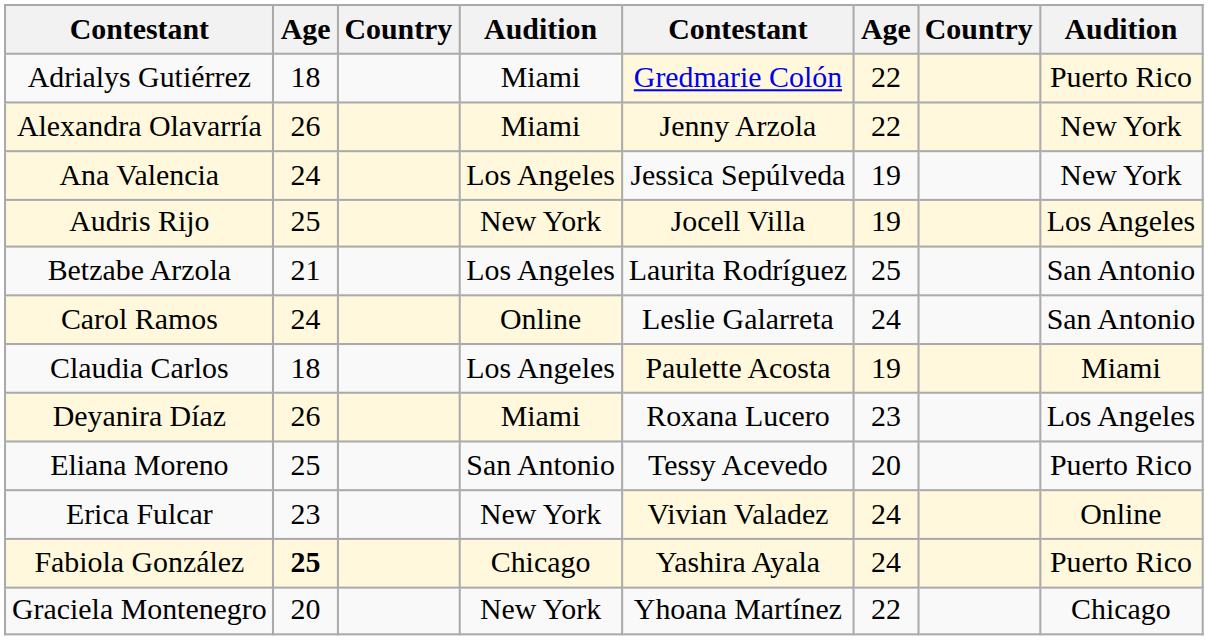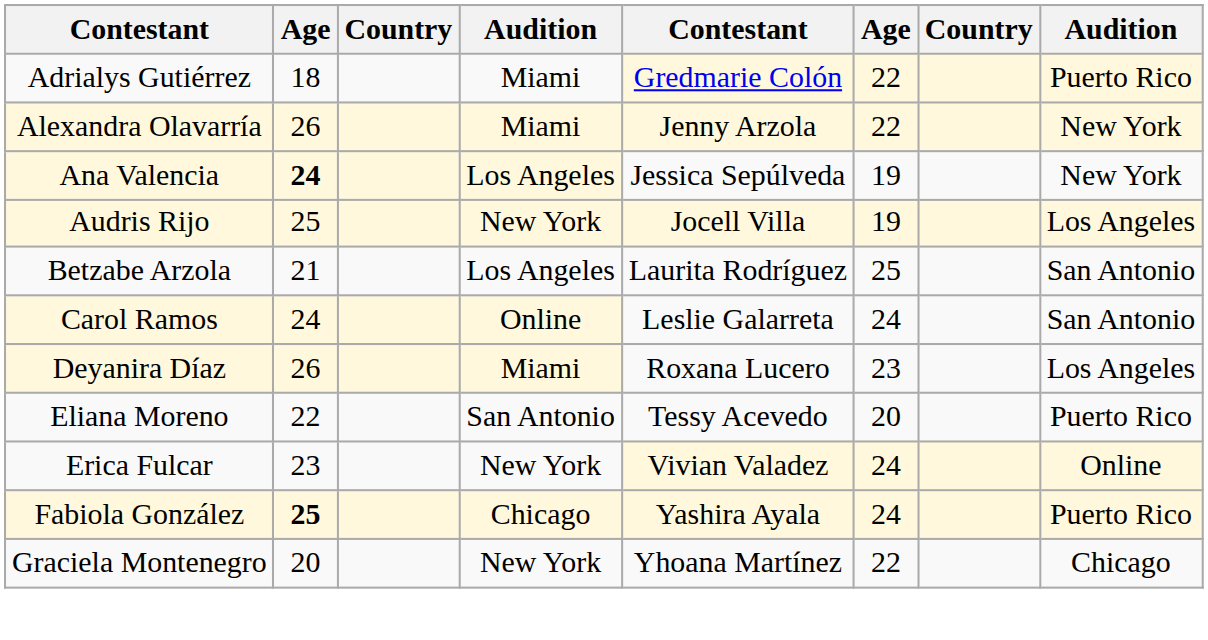(306, 173) normal -> (306, 173) bold
- row: (139, 367)
(306, 464) 25 -> (306, 416) 22
